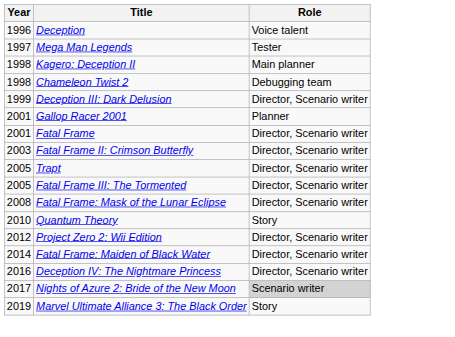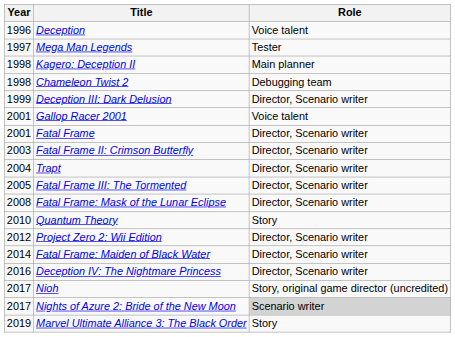(270, 116) Planner -> (280, 116) Voice talent
(19, 168) 2005 -> (19, 168) 2004
+ row: (47, 289)
